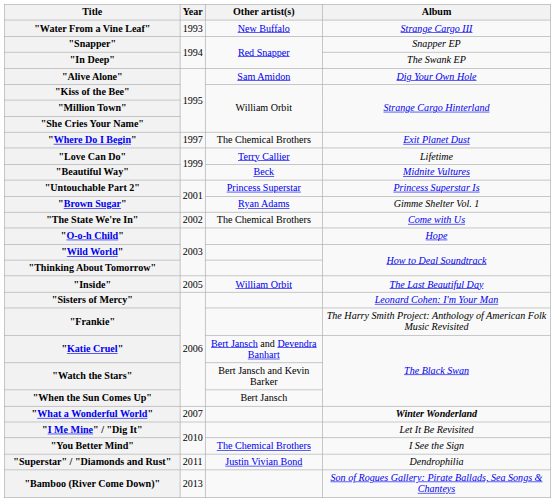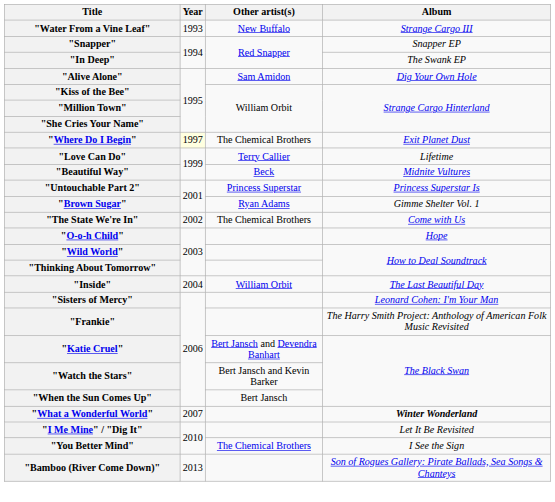(193, 140) no background -> (193, 140) lightyellow background
(193, 284) 2005 -> (193, 284) 2004
- row: (92, 462)
